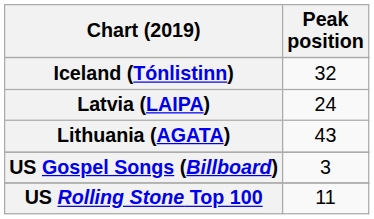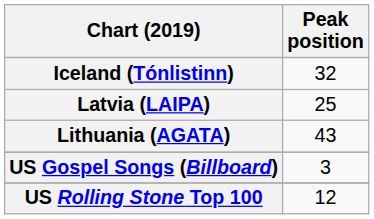(325, 104) 24 -> (325, 104) 25
(325, 198) 11 -> (325, 198) 12
